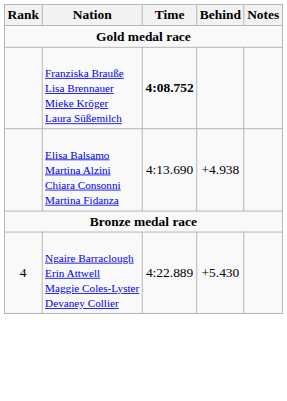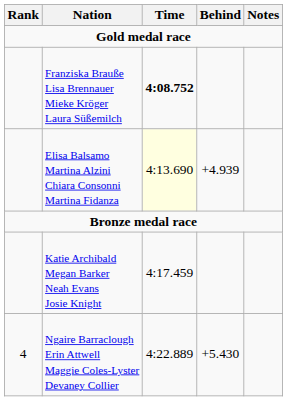(170, 169) no background -> (170, 169) lightyellow background
(220, 169) +4.938 -> (220, 169) +4.939
+ row: (81, 281)
